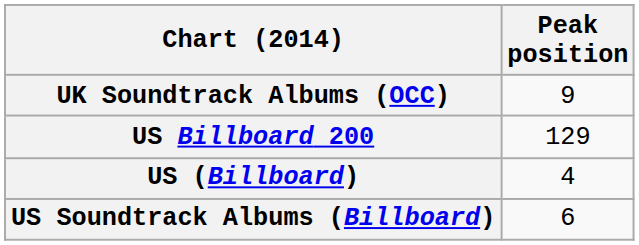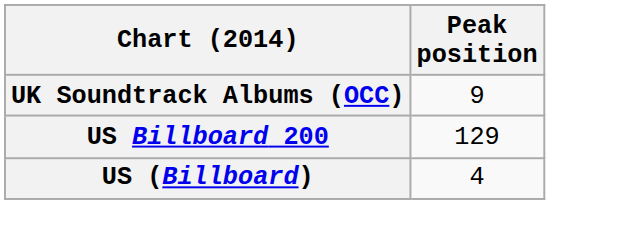- row: (253, 219)
